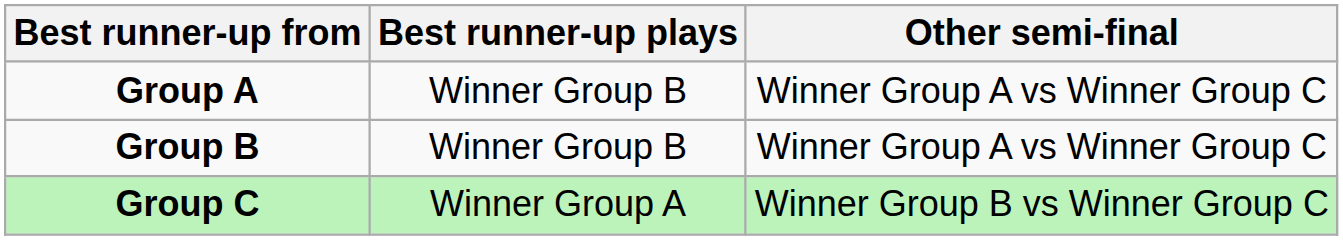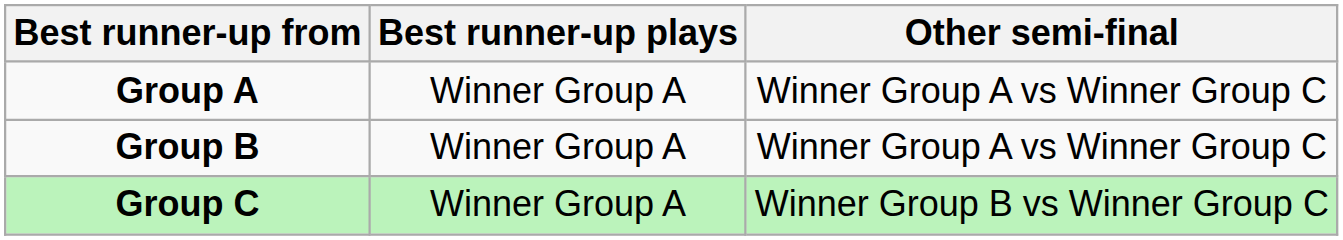(558, 90) Winner Group B -> (558, 90) Winner Group A
(558, 147) Winner Group B -> (558, 147) Winner Group A
